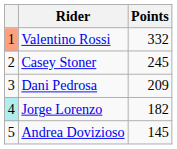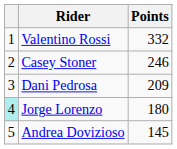(11, 39) lightsalmon background -> (11, 39) no background
(158, 62) 245 -> (158, 62) 246
(158, 109) 182 -> (158, 109) 180
